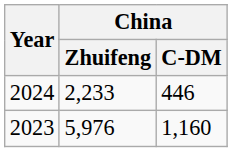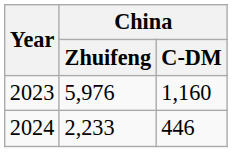rows swapped: (32, 127) <-> (32, 92)
